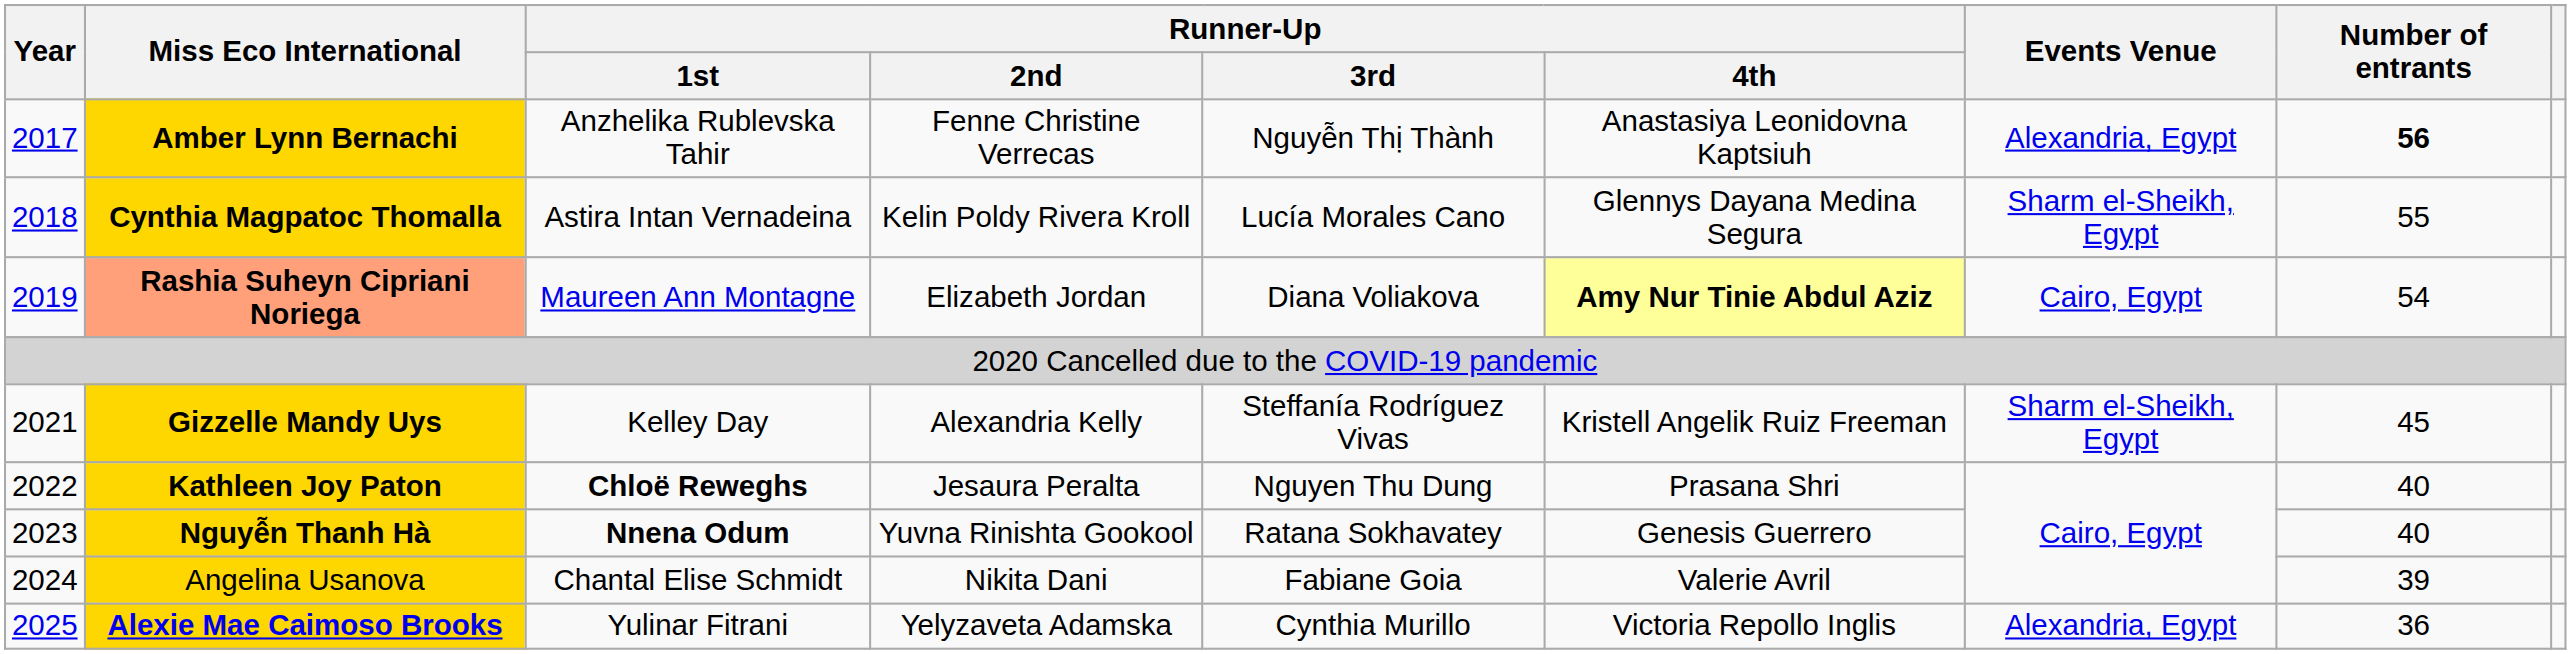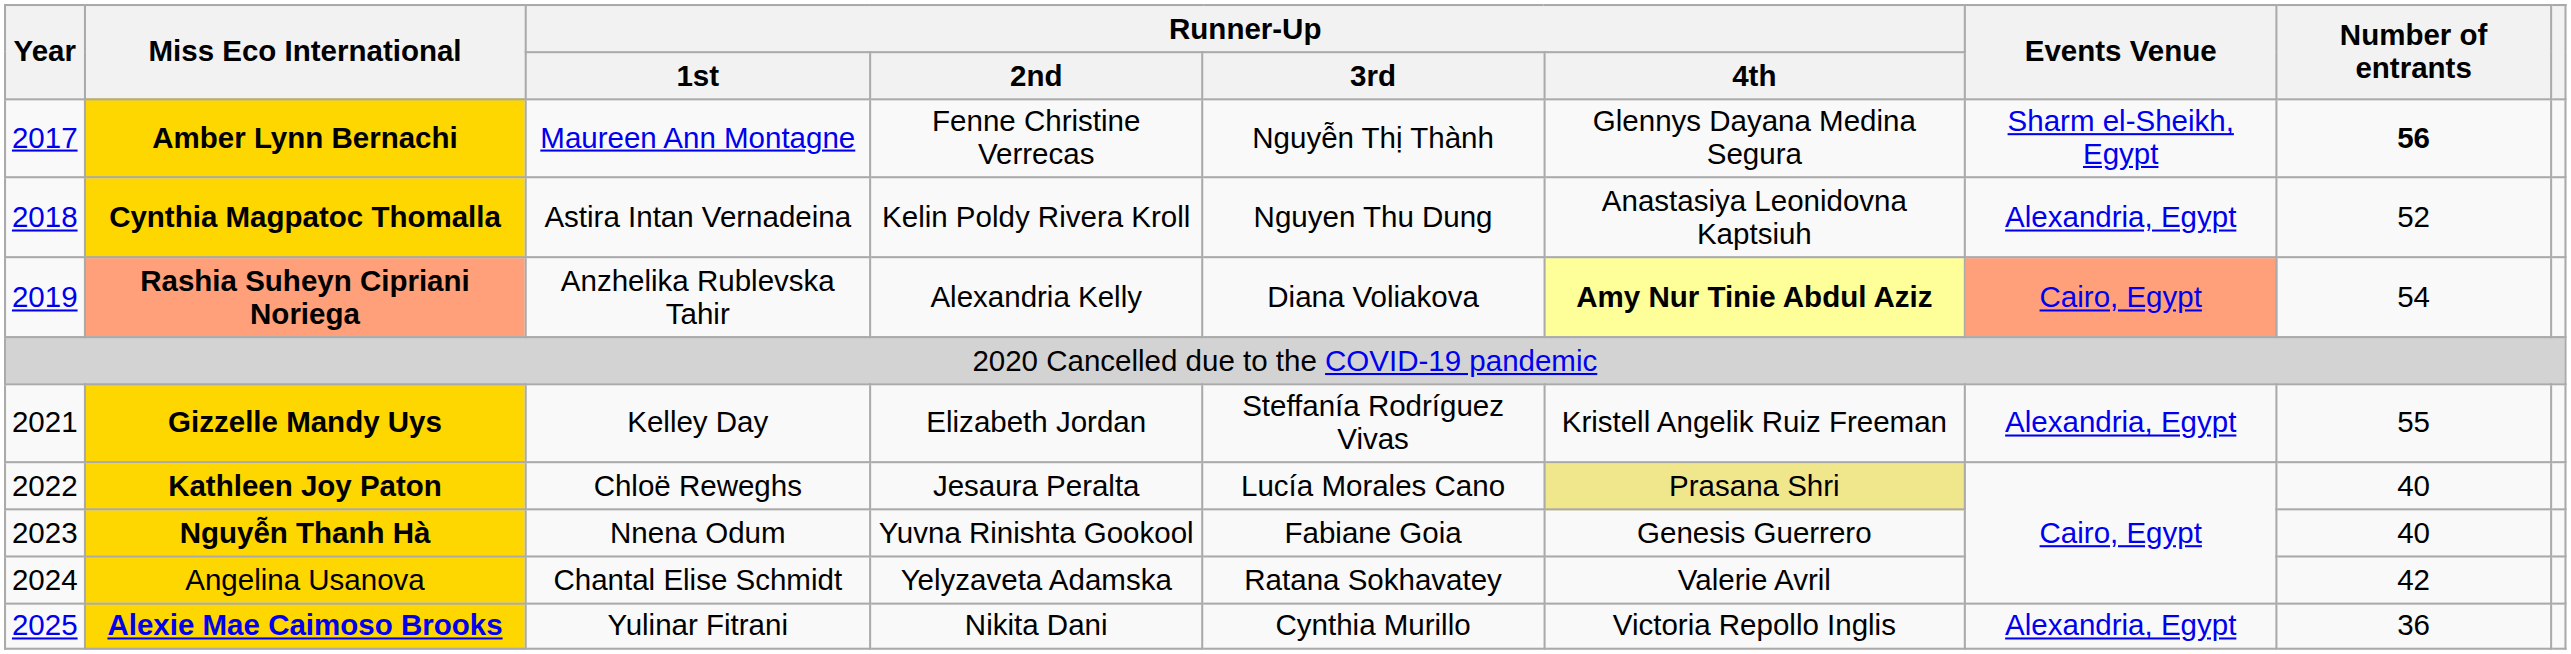(698, 138) Anzhelika Rublevska Tahir -> (698, 138) Maureen Ann Montagne
(1754, 138) Anastasiya Leonidovna Kaptsiuh -> (1754, 138) Glennys Dayana Medina Segura
(2121, 138) Alexandria, Egypt -> (2121, 138) Sharm el-Sheikh, Egypt
(1373, 218) Lucía Morales Cano -> (1373, 218) Nguyen Thu Dung
(1754, 218) Glennys Dayana Medina Segura -> (1754, 218) Anastasiya Leonidovna Kaptsiuh
(2121, 218) Sharm el-Sheikh, Egypt -> (2121, 218) Alexandria, Egypt
(2414, 218) 55 -> (2414, 218) 52
(698, 297) Maureen Ann Montagne -> (698, 297) Anzhelika Rublevska Tahir
(1036, 297) Elizabeth Jordan -> (1036, 297) Alexandria Kelly
(2121, 297) no background -> (2121, 297) lightsalmon background
(1036, 423) Alexandria Kelly -> (1036, 423) Elizabeth Jordan
(2121, 423) Sharm el-Sheikh, Egypt -> (2121, 423) Alexandria, Egypt
(2414, 423) 45 -> (2414, 423) 55
(698, 486) bold -> (698, 486) normal
(1373, 486) Nguyen Thu Dung -> (1373, 486) Lucía Morales Cano
(1754, 486) no background -> (1754, 486) khaki background
(698, 533) bold -> (698, 533) normal
(1373, 533) Ratana Sokhavatey -> (1373, 533) Fabiane Goia
(1036, 580) Nikita Dani -> (1036, 580) Yelyzaveta Adamska
(1373, 580) Fabiane Goia -> (1373, 580) Ratana Sokhavatey
(2414, 580) 39 -> (2414, 580) 42
(1036, 626) Yelyzaveta Adamska -> (1036, 626) Nikita Dani
